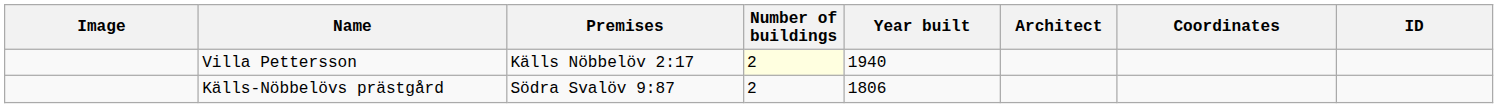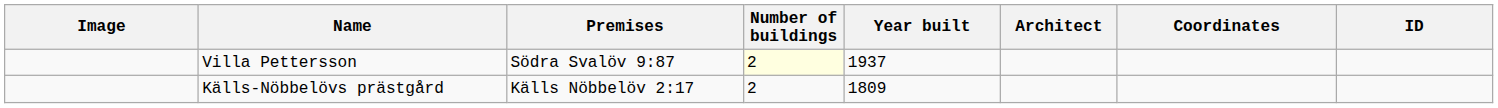(602, 63) Källs Nöbbelöv 2:17 -> (593, 63) Södra Svalöv 9:87
(867, 63) 1940 -> (867, 63) 1937
(593, 89) Södra Svalöv 9:87 -> (602, 89) Källs Nöbbelöv 2:17
(867, 89) 1806 -> (867, 89) 1809
